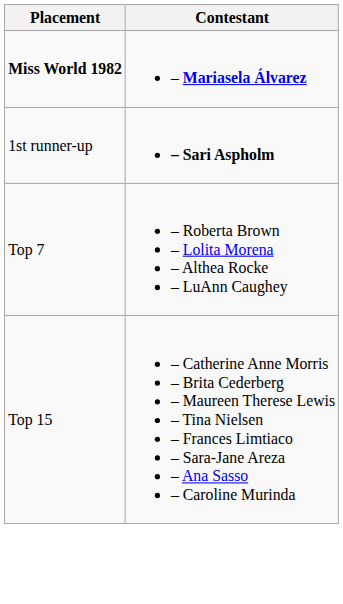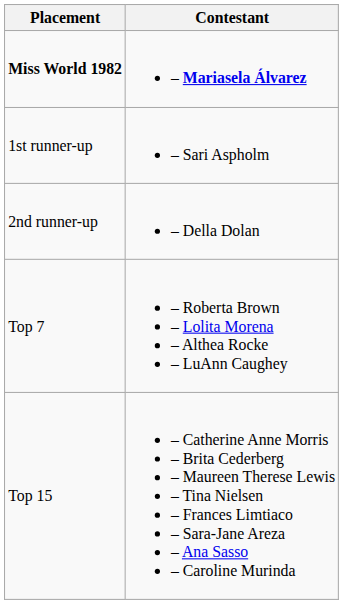(232, 155) bold -> (232, 155) normal
+ row: (53, 221)
